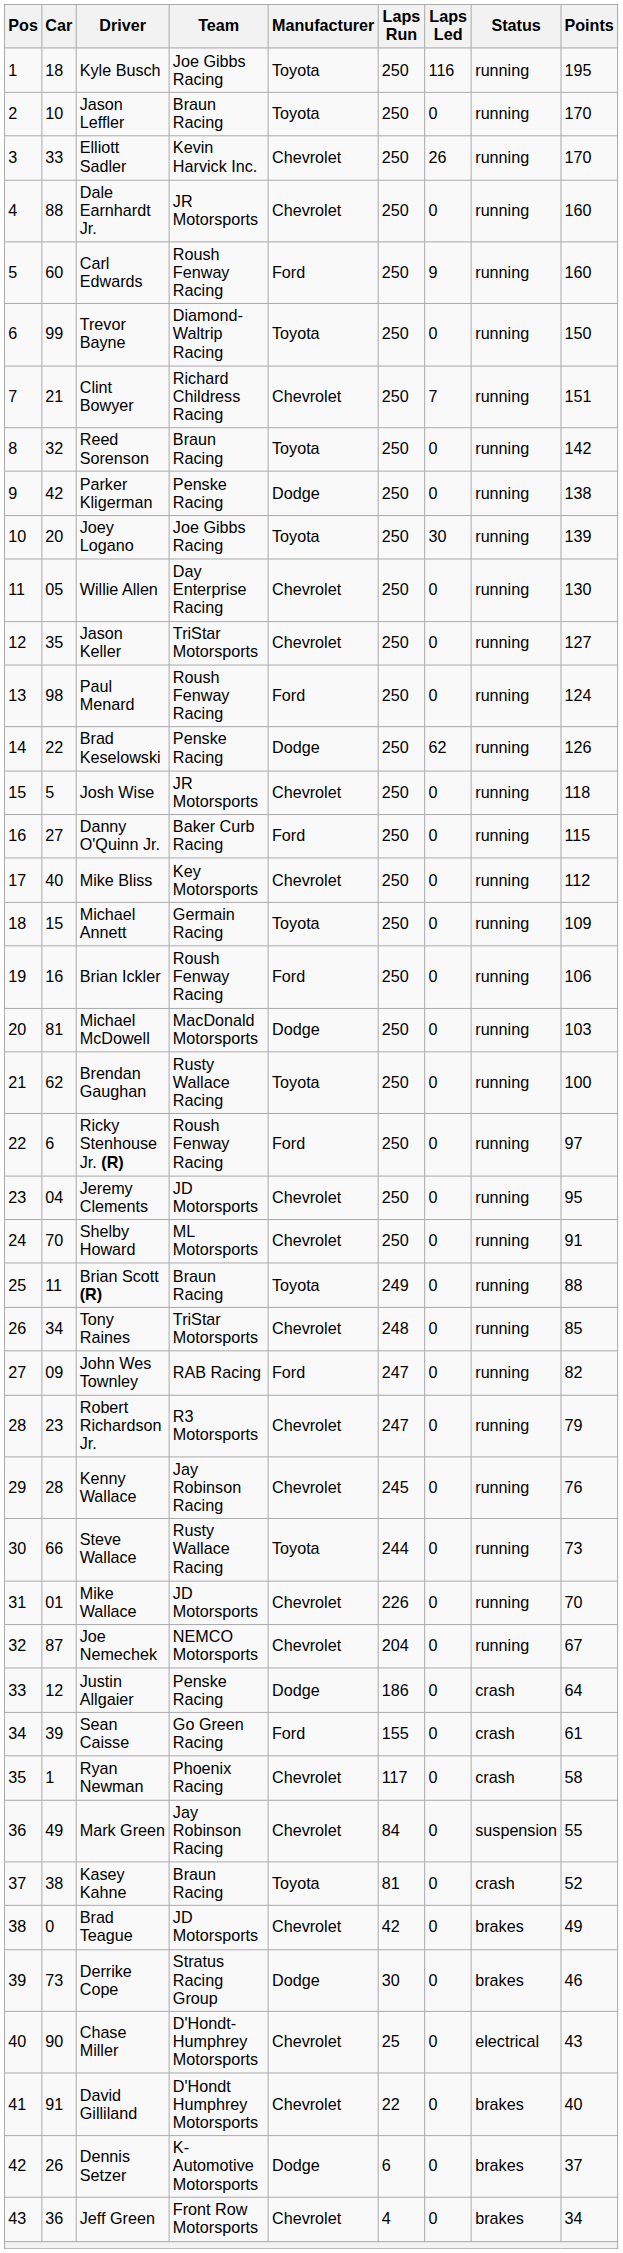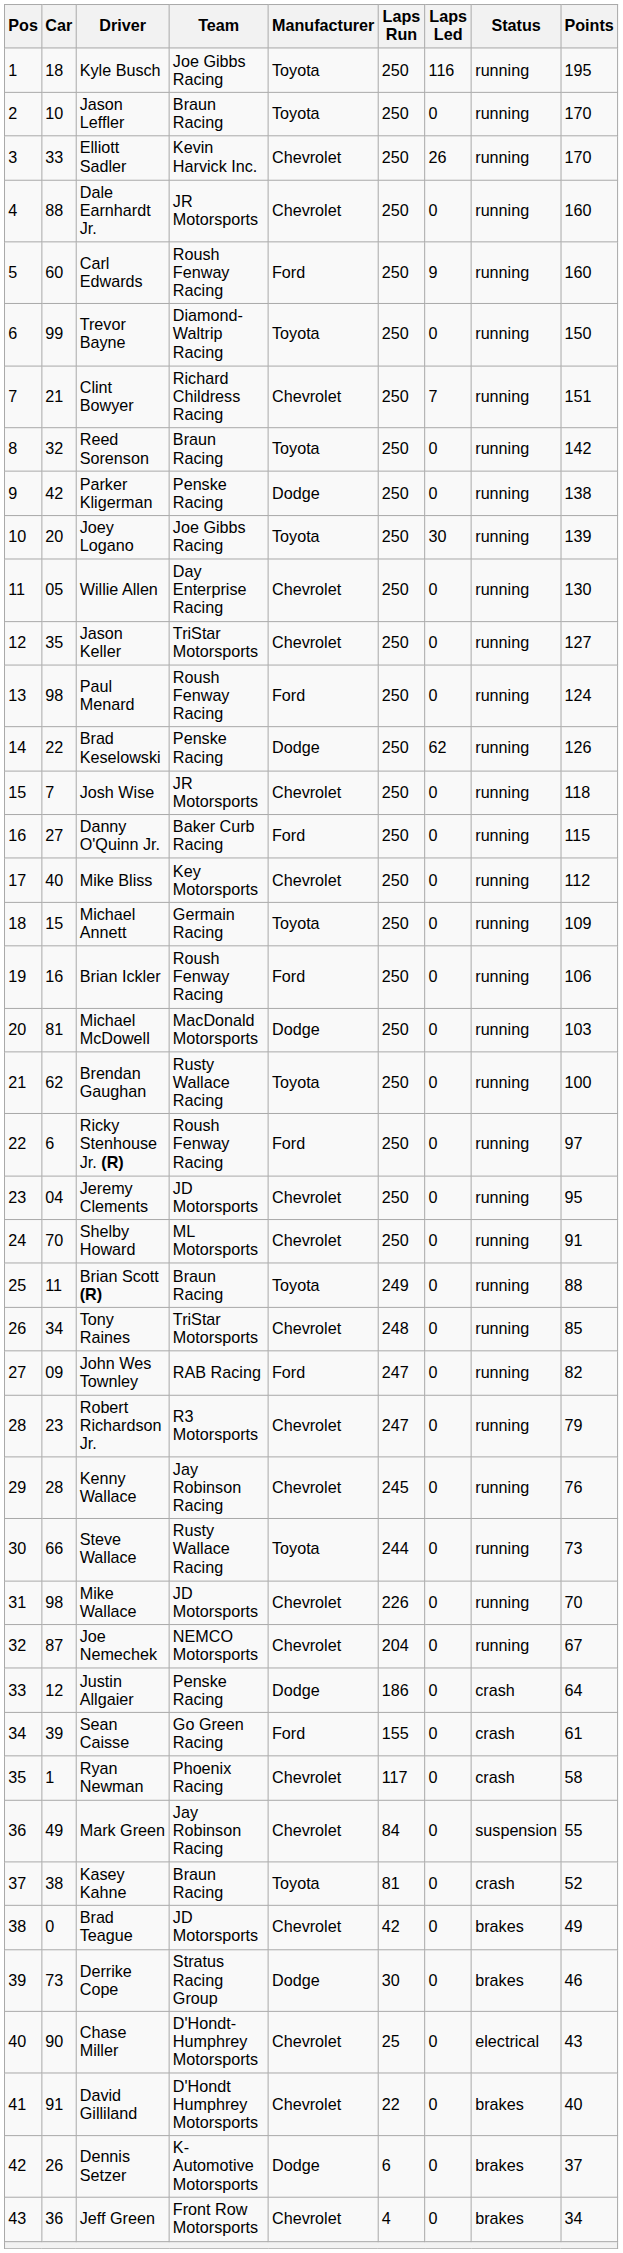(50, 792) 5 -> (50, 792) 7
(54, 1602) 01 -> (54, 1602) 98
